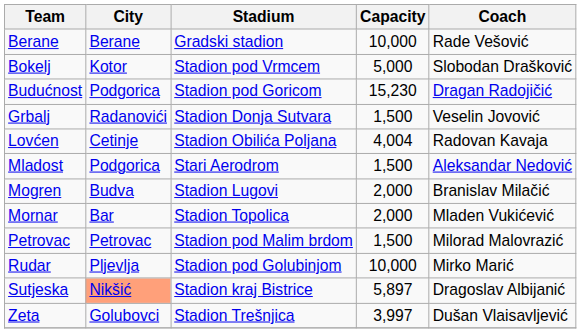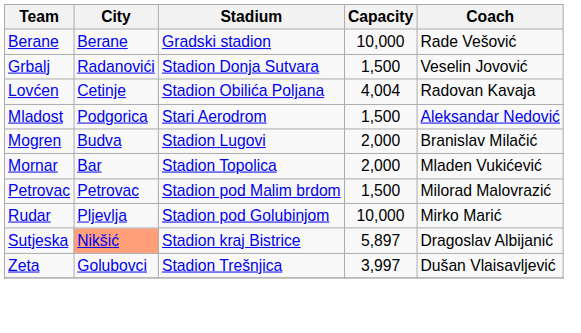- row: (29, 66)
- row: (45, 91)
